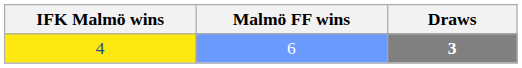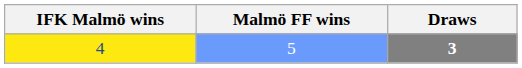(291, 48) 6 -> (291, 48) 5
